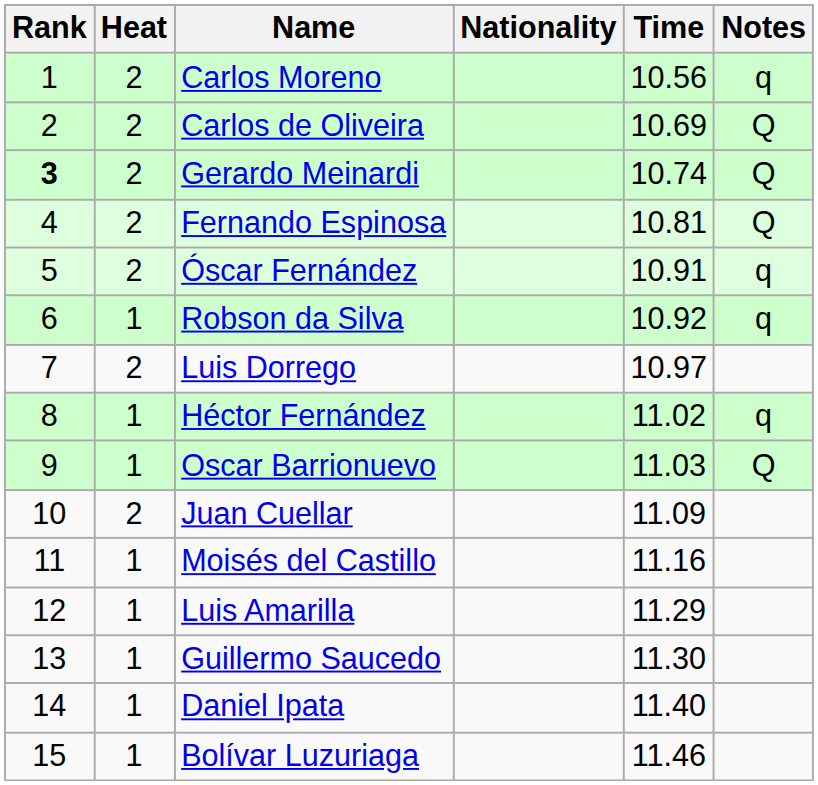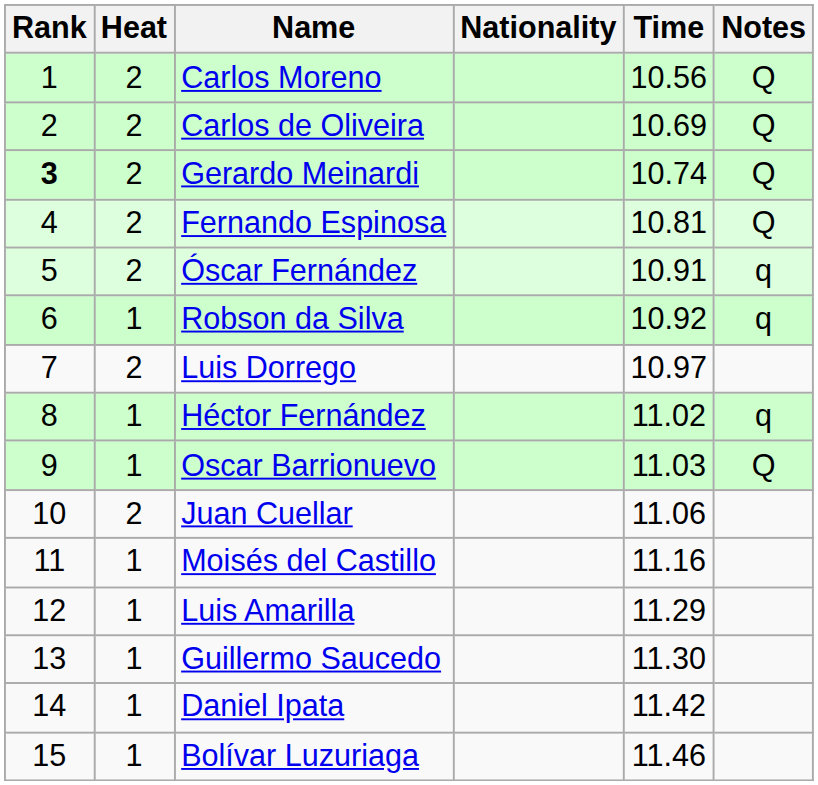(764, 77) q -> (764, 77) Q
(669, 513) 11.09 -> (669, 513) 11.06
(669, 707) 11.40 -> (669, 707) 11.42
